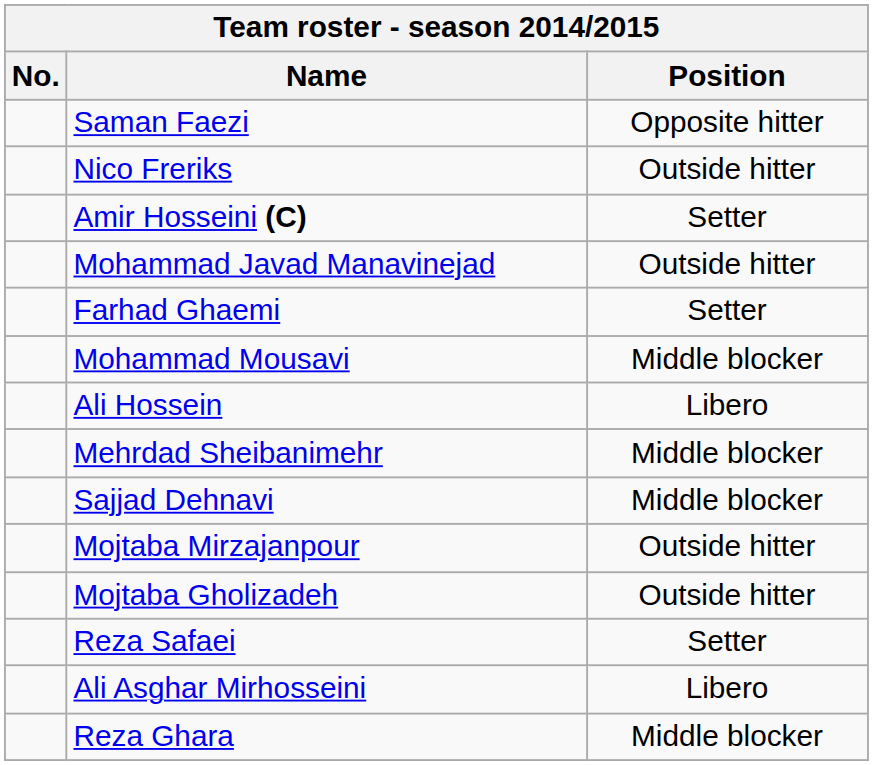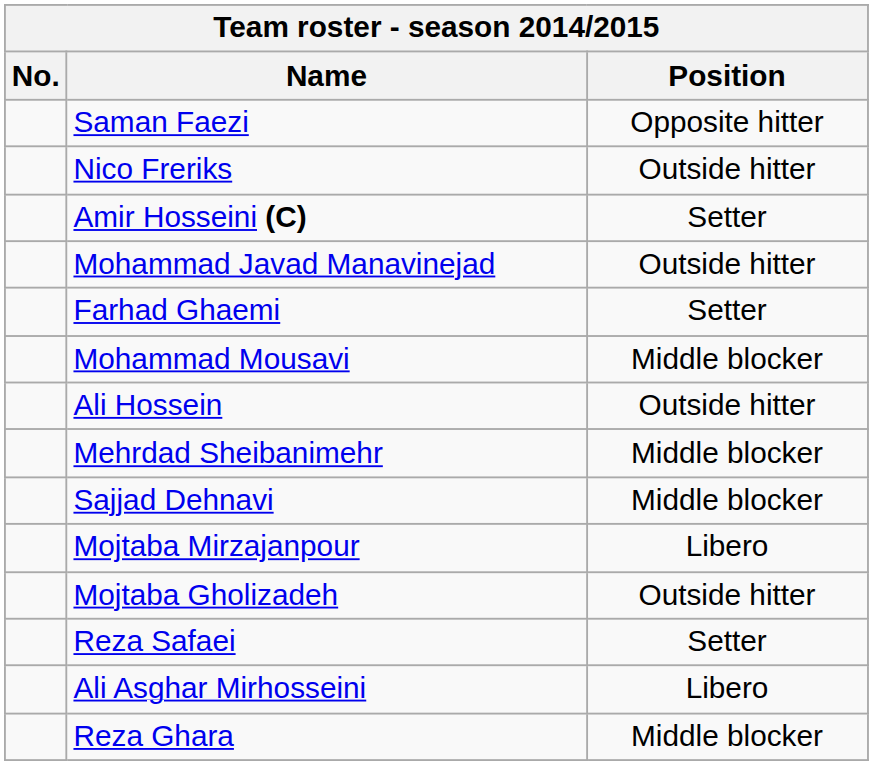(727, 405) Libero -> (727, 405) Outside hitter
(727, 547) Outside hitter -> (727, 547) Libero
